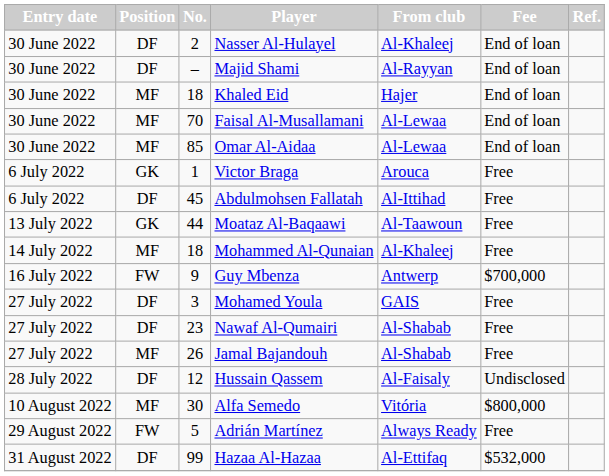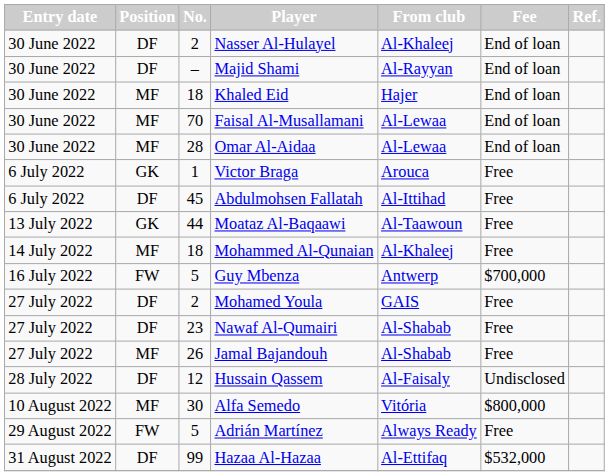(195, 146) 85 -> (195, 146) 28
(195, 276) 9 -> (195, 276) 5
(195, 302) 3 -> (195, 302) 2
